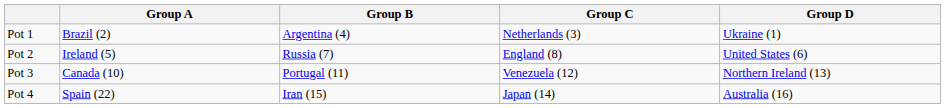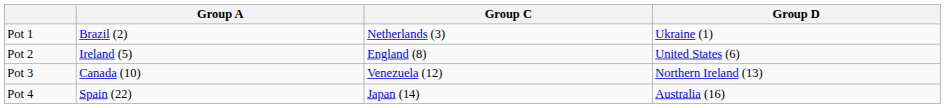- column: (390, 14)
